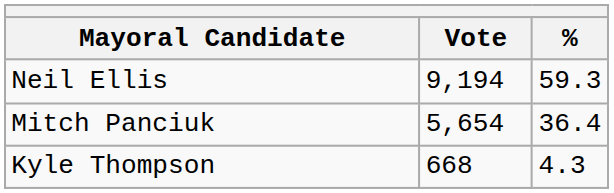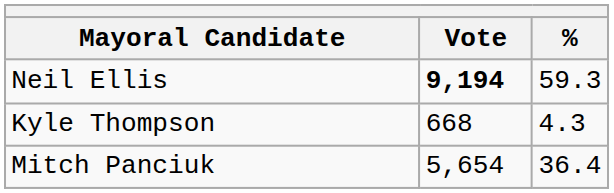(465, 81) normal -> (465, 81) bold
rows swapped: (113, 124) <-> (113, 166)
